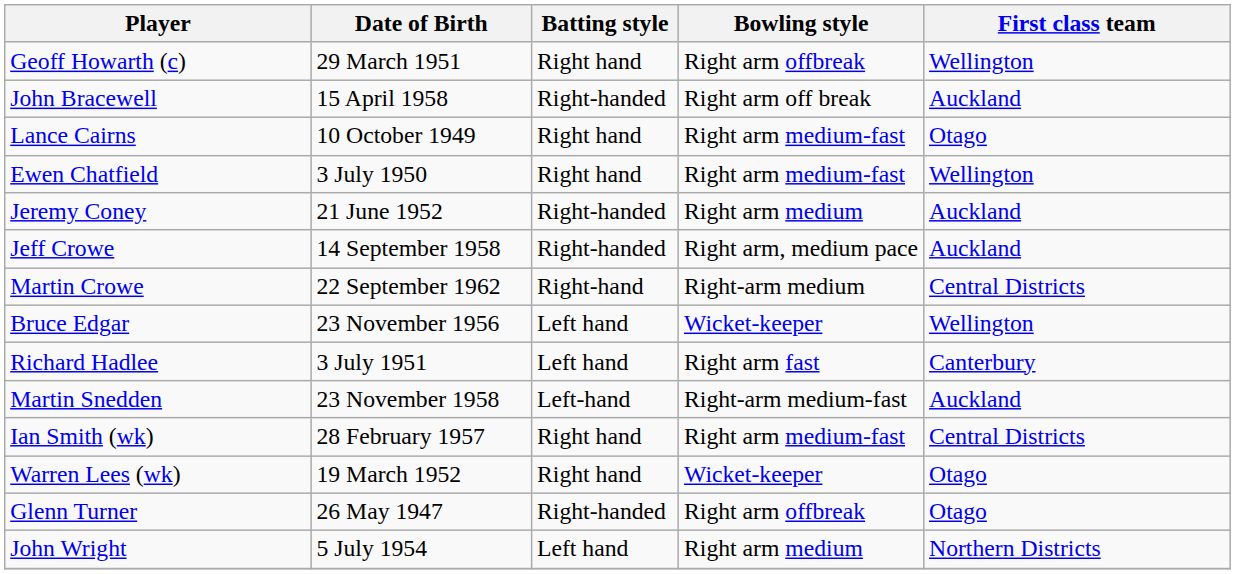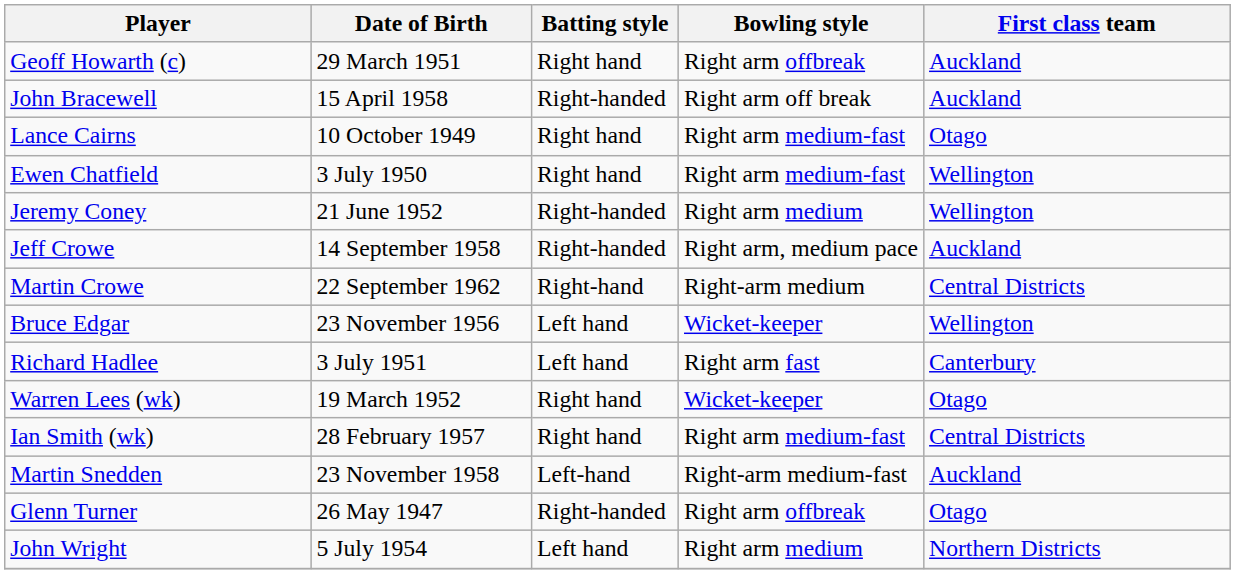(981, 60) Wellington -> (975, 60) Auckland
(975, 211) Auckland -> (981, 211) Wellington
rows swapped: (95, 473) <-> (86, 398)
